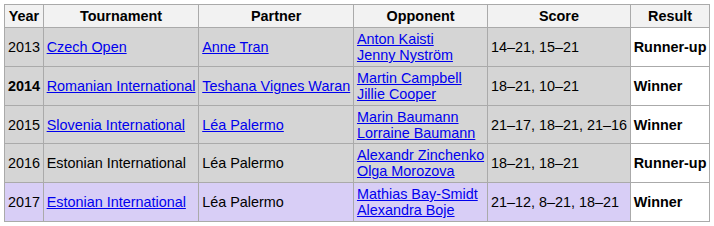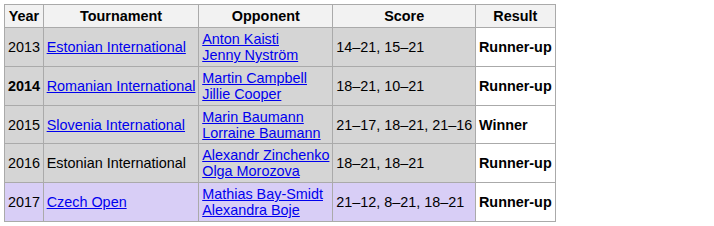- column: (276, 16)
(87, 47) Czech Open -> (116, 47) Estonian International
(658, 86) Winner -> (515, 86) Runner-up
(116, 202) Estonian International -> (87, 202) Czech Open
(658, 202) Winner -> (515, 202) Runner-up
